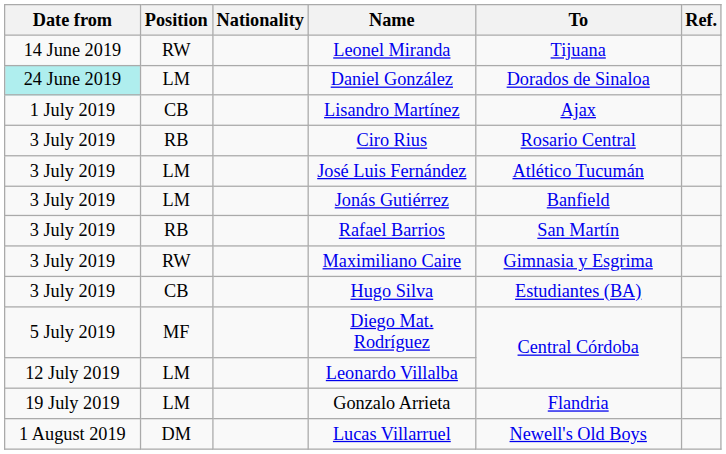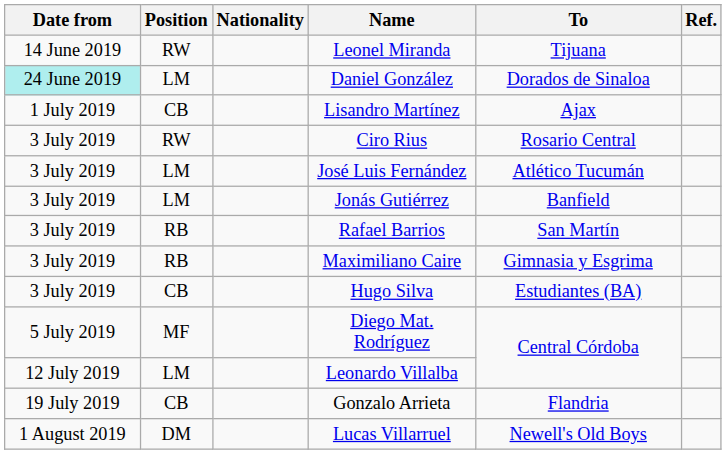(176, 140) RB -> (176, 140) RW
(176, 261) RW -> (176, 261) RB
(176, 403) LM -> (176, 403) CB
